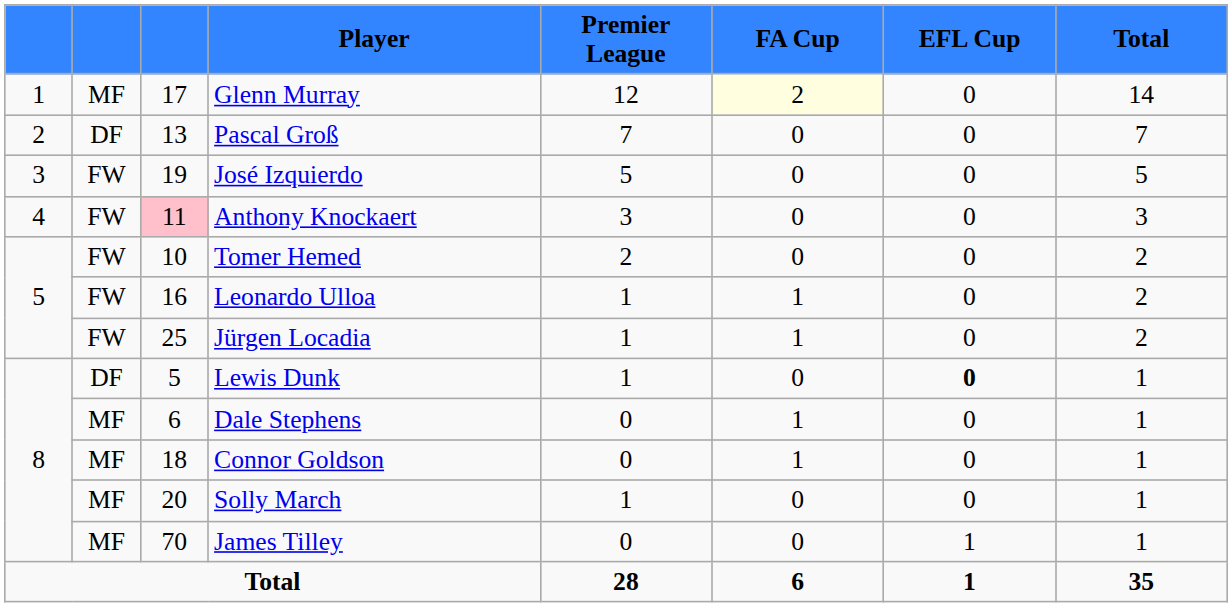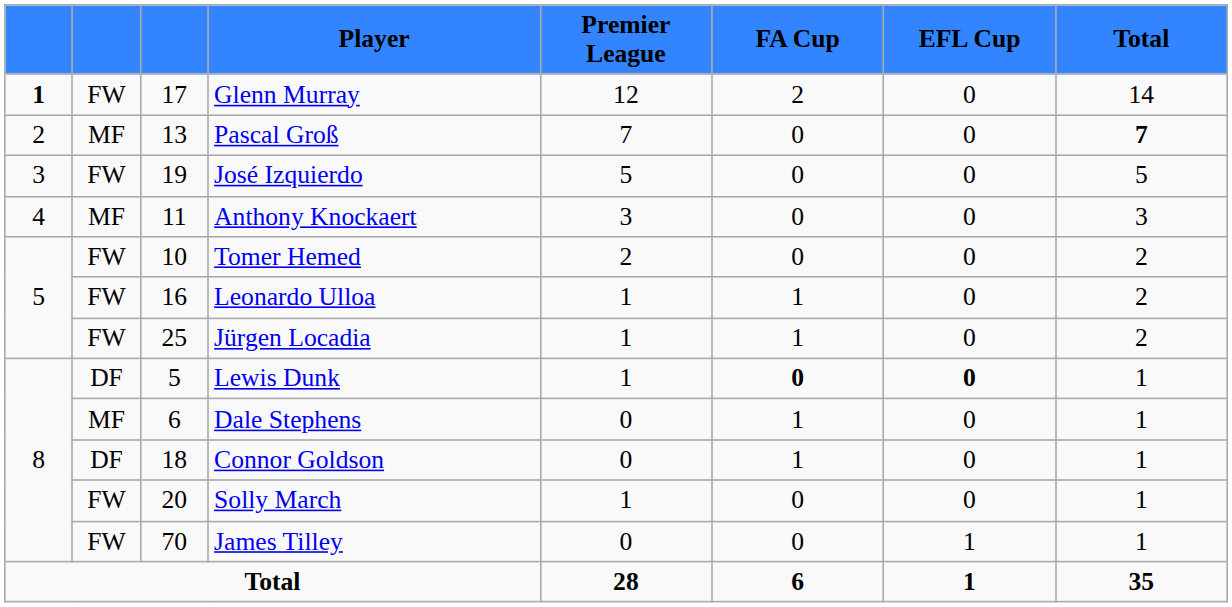(39, 94) normal -> (39, 94) bold
(106, 94) MF -> (107, 94) FW
(798, 94) lightyellow background -> (798, 94) no background
(106, 134) DF -> (106, 134) MF
(1141, 134) normal -> (1141, 134) bold
(107, 216) FW -> (106, 216) MF
(174, 216) pink background -> (174, 216) no background
(798, 378) normal -> (798, 378) bold
(106, 459) MF -> (106, 459) DF
(106, 500) MF -> (107, 500) FW
(106, 540) MF -> (107, 540) FW
